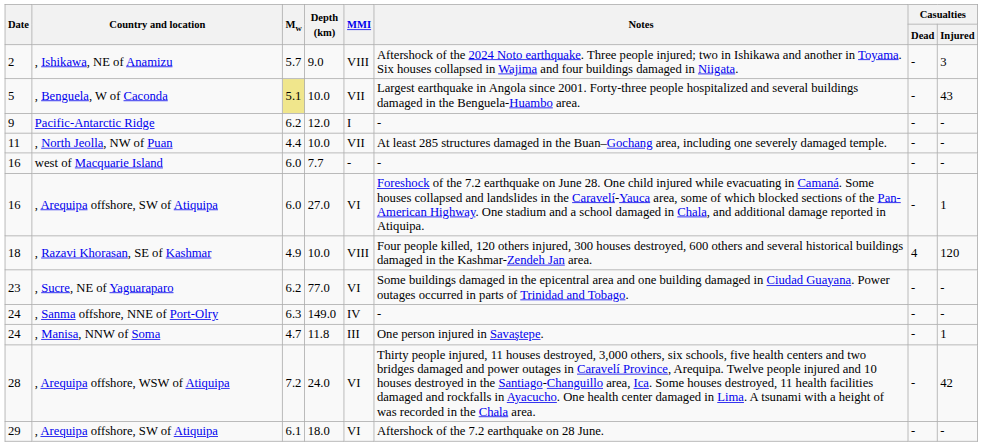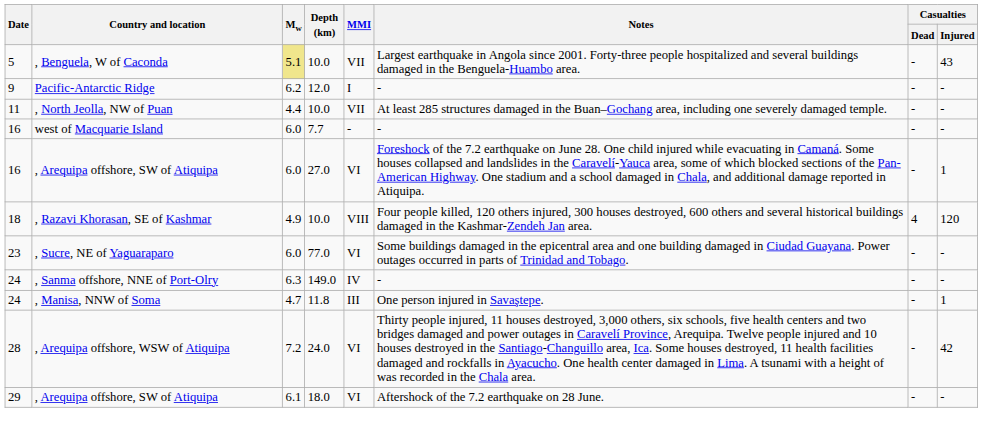- row: (11, 61)
(293, 287) 6.2 -> (293, 253) 6.0
